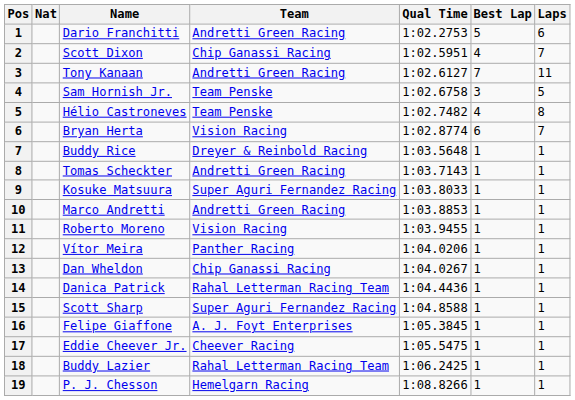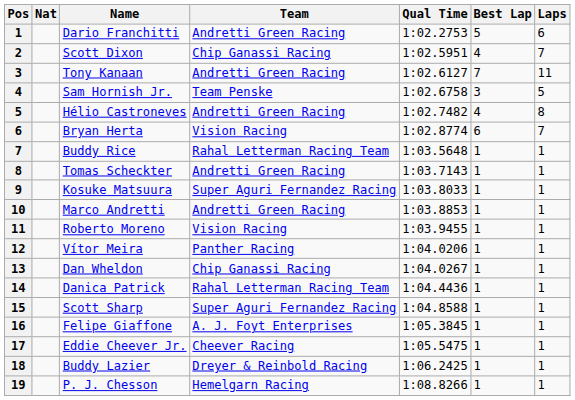(232, 112) Team Penske -> (269, 112) Andretti Green Racing
(280, 151) Dreyer & Reinbold Racing -> (291, 151) Rahal Letterman Racing Team
(291, 366) Rahal Letterman Racing Team -> (280, 366) Dreyer & Reinbold Racing
